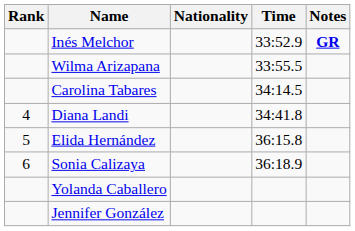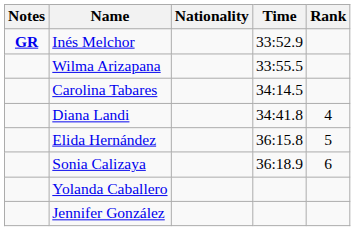columns swapped: (26, 16) <-> (328, 16)
